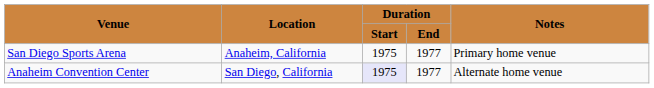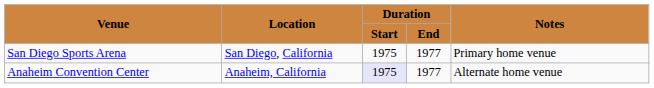(275, 53) Anaheim, California -> (279, 53) San Diego, California
(279, 72) San Diego, California -> (275, 72) Anaheim, California
